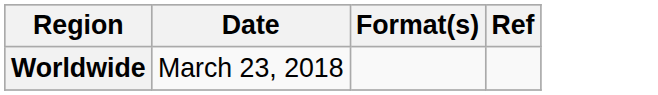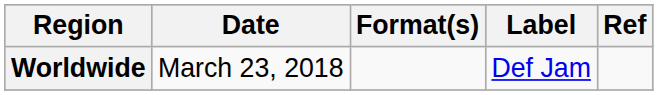+ column: (541, 25)
